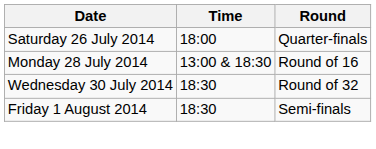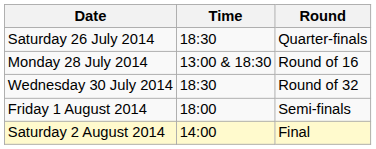(198, 39) 18:00 -> (198, 39) 18:30
(198, 109) 18:30 -> (198, 109) 18:00
+ row: (86, 132)
